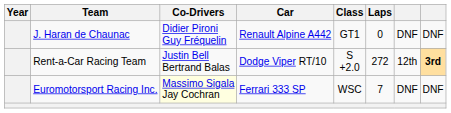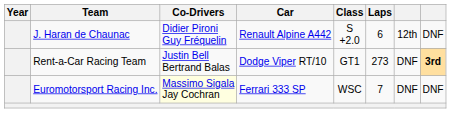(350, 35) GT1 -> (350, 35) S +2.0
(380, 35) 0 -> (380, 35) 6
(407, 35) DNF -> (407, 35) 12th
(350, 62) S +2.0 -> (350, 62) GT1
(380, 62) 272 -> (380, 62) 273
(407, 62) 12th -> (407, 62) DNF
